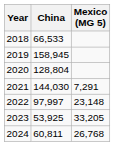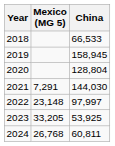columns swapped: (51, 17) <-> (90, 17)
